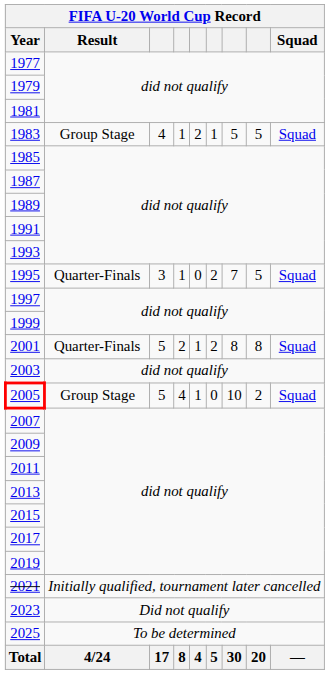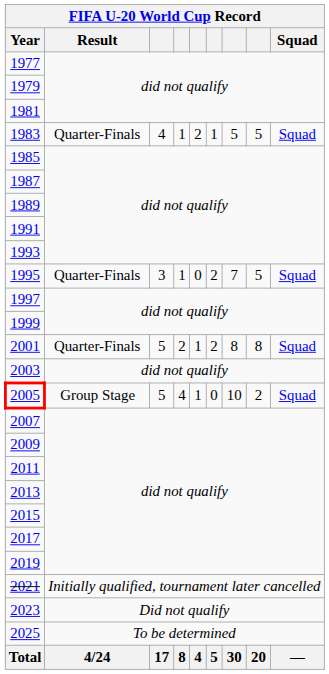(97, 134) Group Stage -> (97, 134) Quarter-Finals
